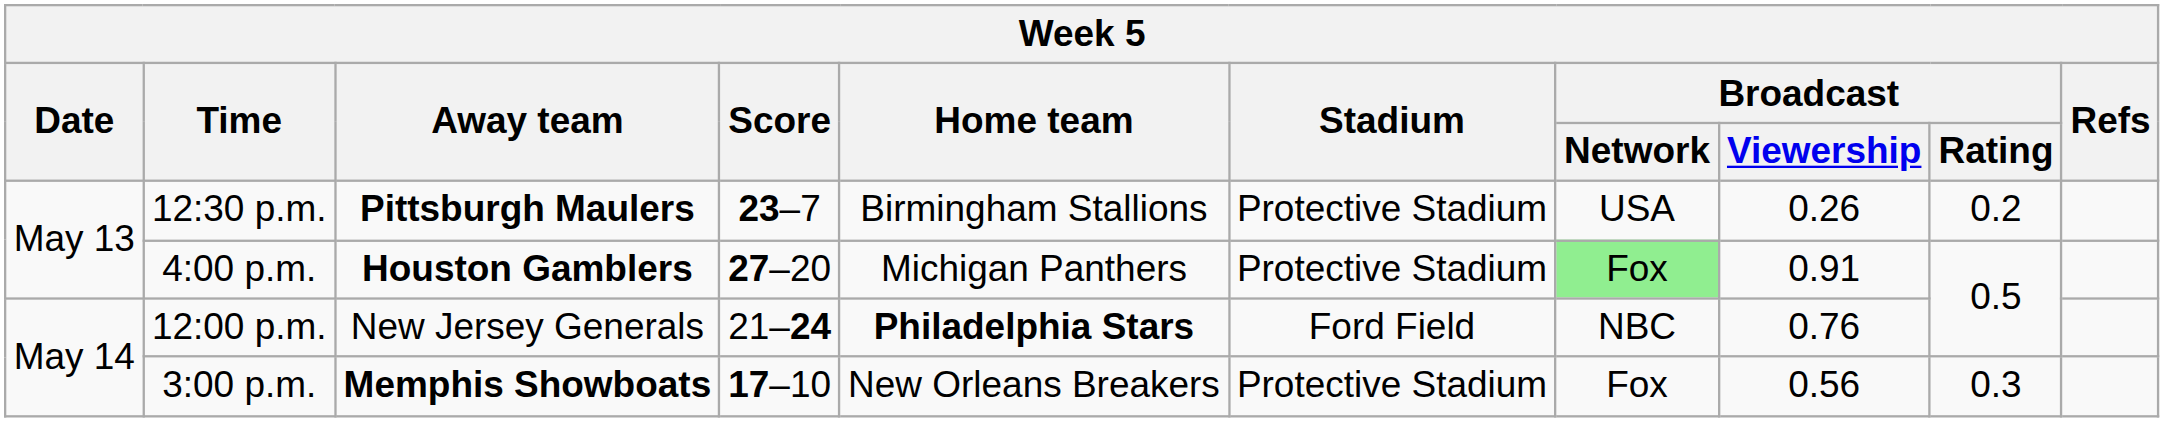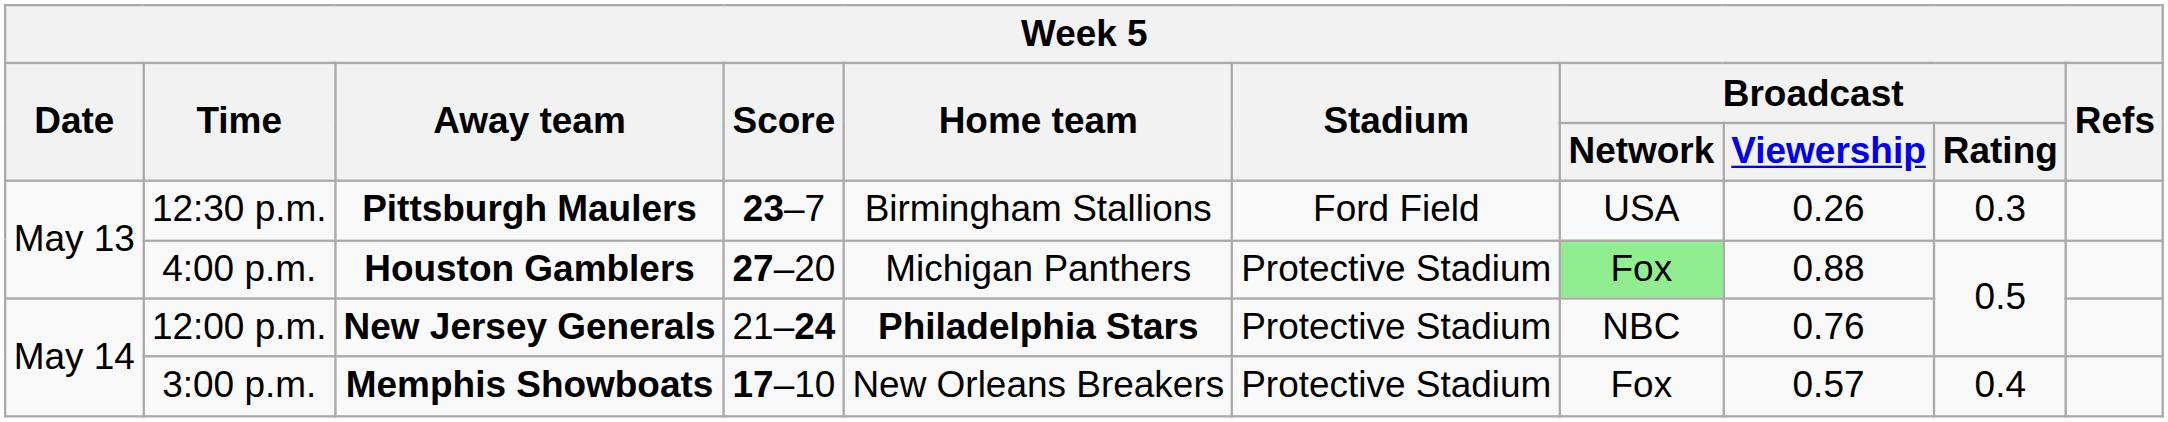(1392, 209) Protective Stadium -> (1396, 209) Ford Field
(1996, 209) 0.2 -> (2000, 209) 0.3
(1824, 268) 0.91 -> (1829, 268) 0.88
(527, 326) normal -> (530, 326) bold
(1392, 326) Ford Field -> (1396, 326) Protective Stadium
(1824, 385) 0.56 -> (1829, 385) 0.57
(1996, 385) 0.3 -> (2000, 385) 0.4
